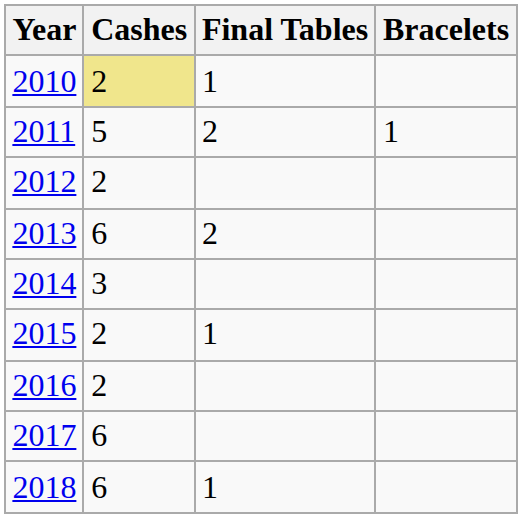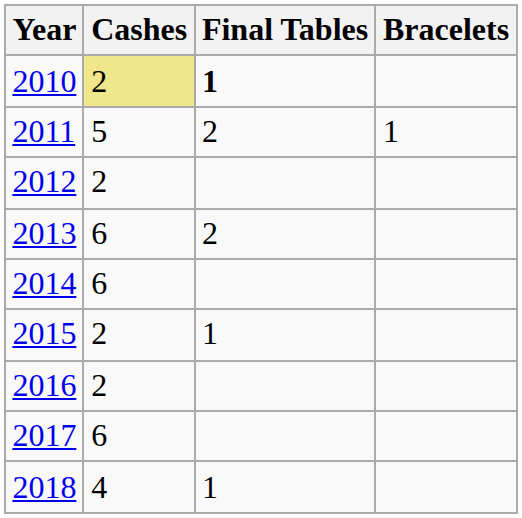(210, 80) normal -> (210, 80) bold
(99, 283) 3 -> (99, 283) 6
(99, 486) 6 -> (99, 486) 4
